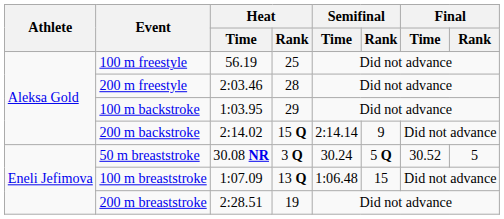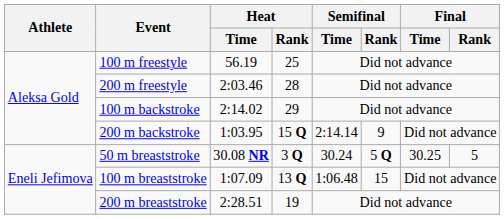(241, 109) 1:03.95 -> (241, 109) 2:14.02
(241, 132) 2:14.02 -> (241, 132) 1:03.95
(425, 156) 30.52 -> (425, 156) 30.25
